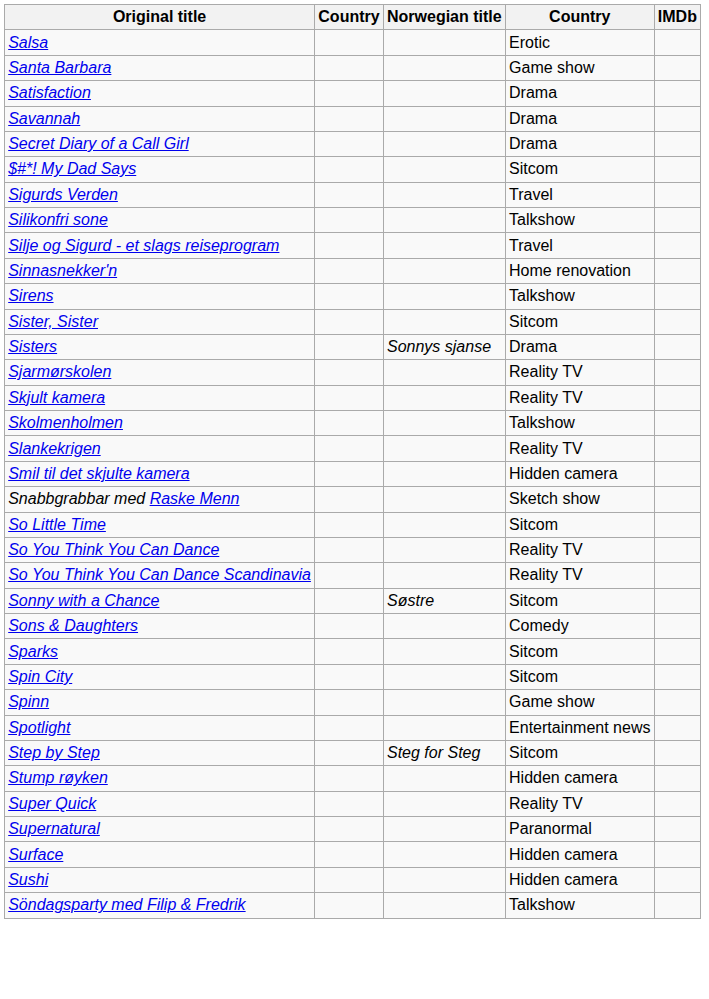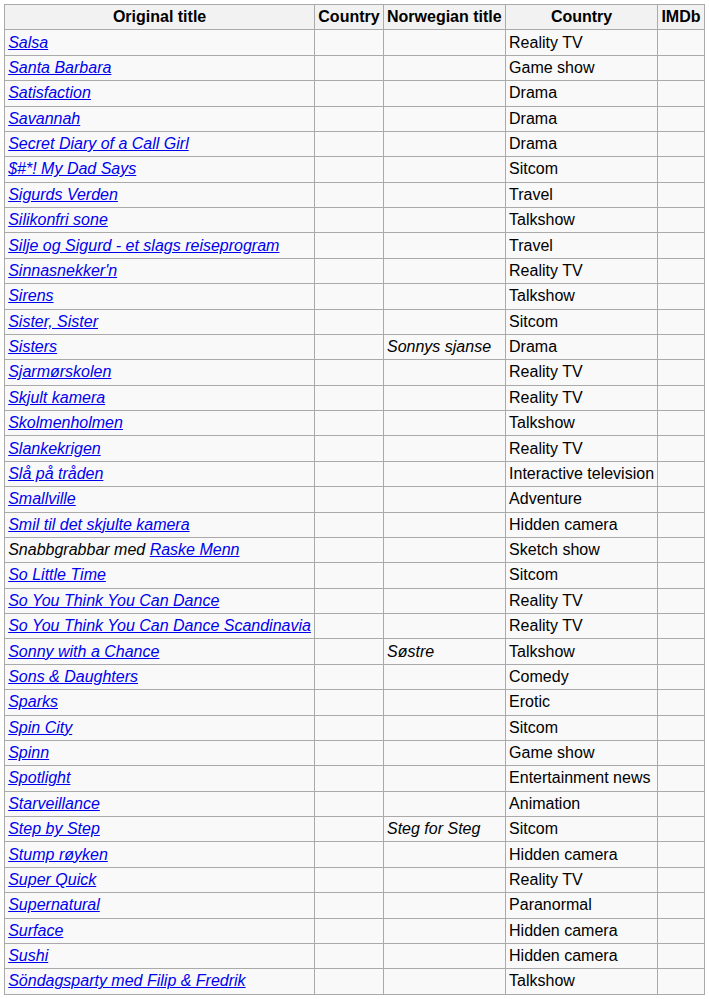(530, 42) Erotic -> (546, 42) Reality TV
(570, 270) Home renovation -> (546, 270) Reality TV
+ row: (56, 473)
+ row: (42, 499)
(534, 600) Sitcom -> (542, 651) Talkshow
(534, 651) Sitcom -> (530, 702) Erotic
+ row: (54, 803)
